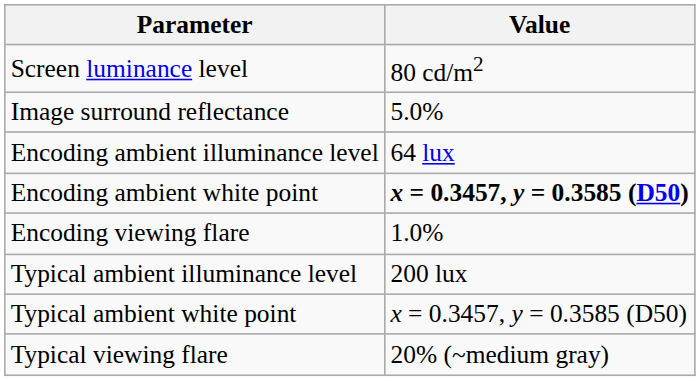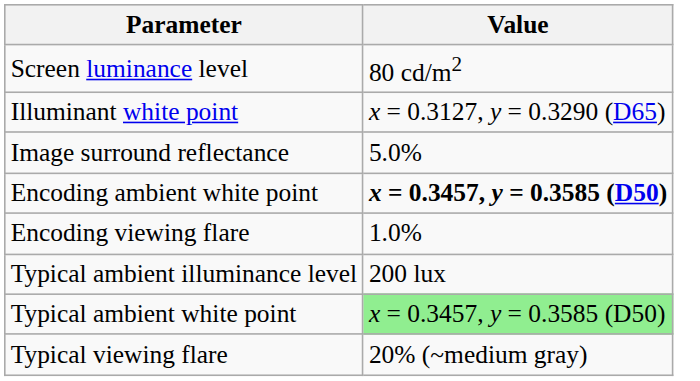+ row: (124, 112)
- row: (195, 152)
(539, 313) no background -> (517, 313) lightgreen background
